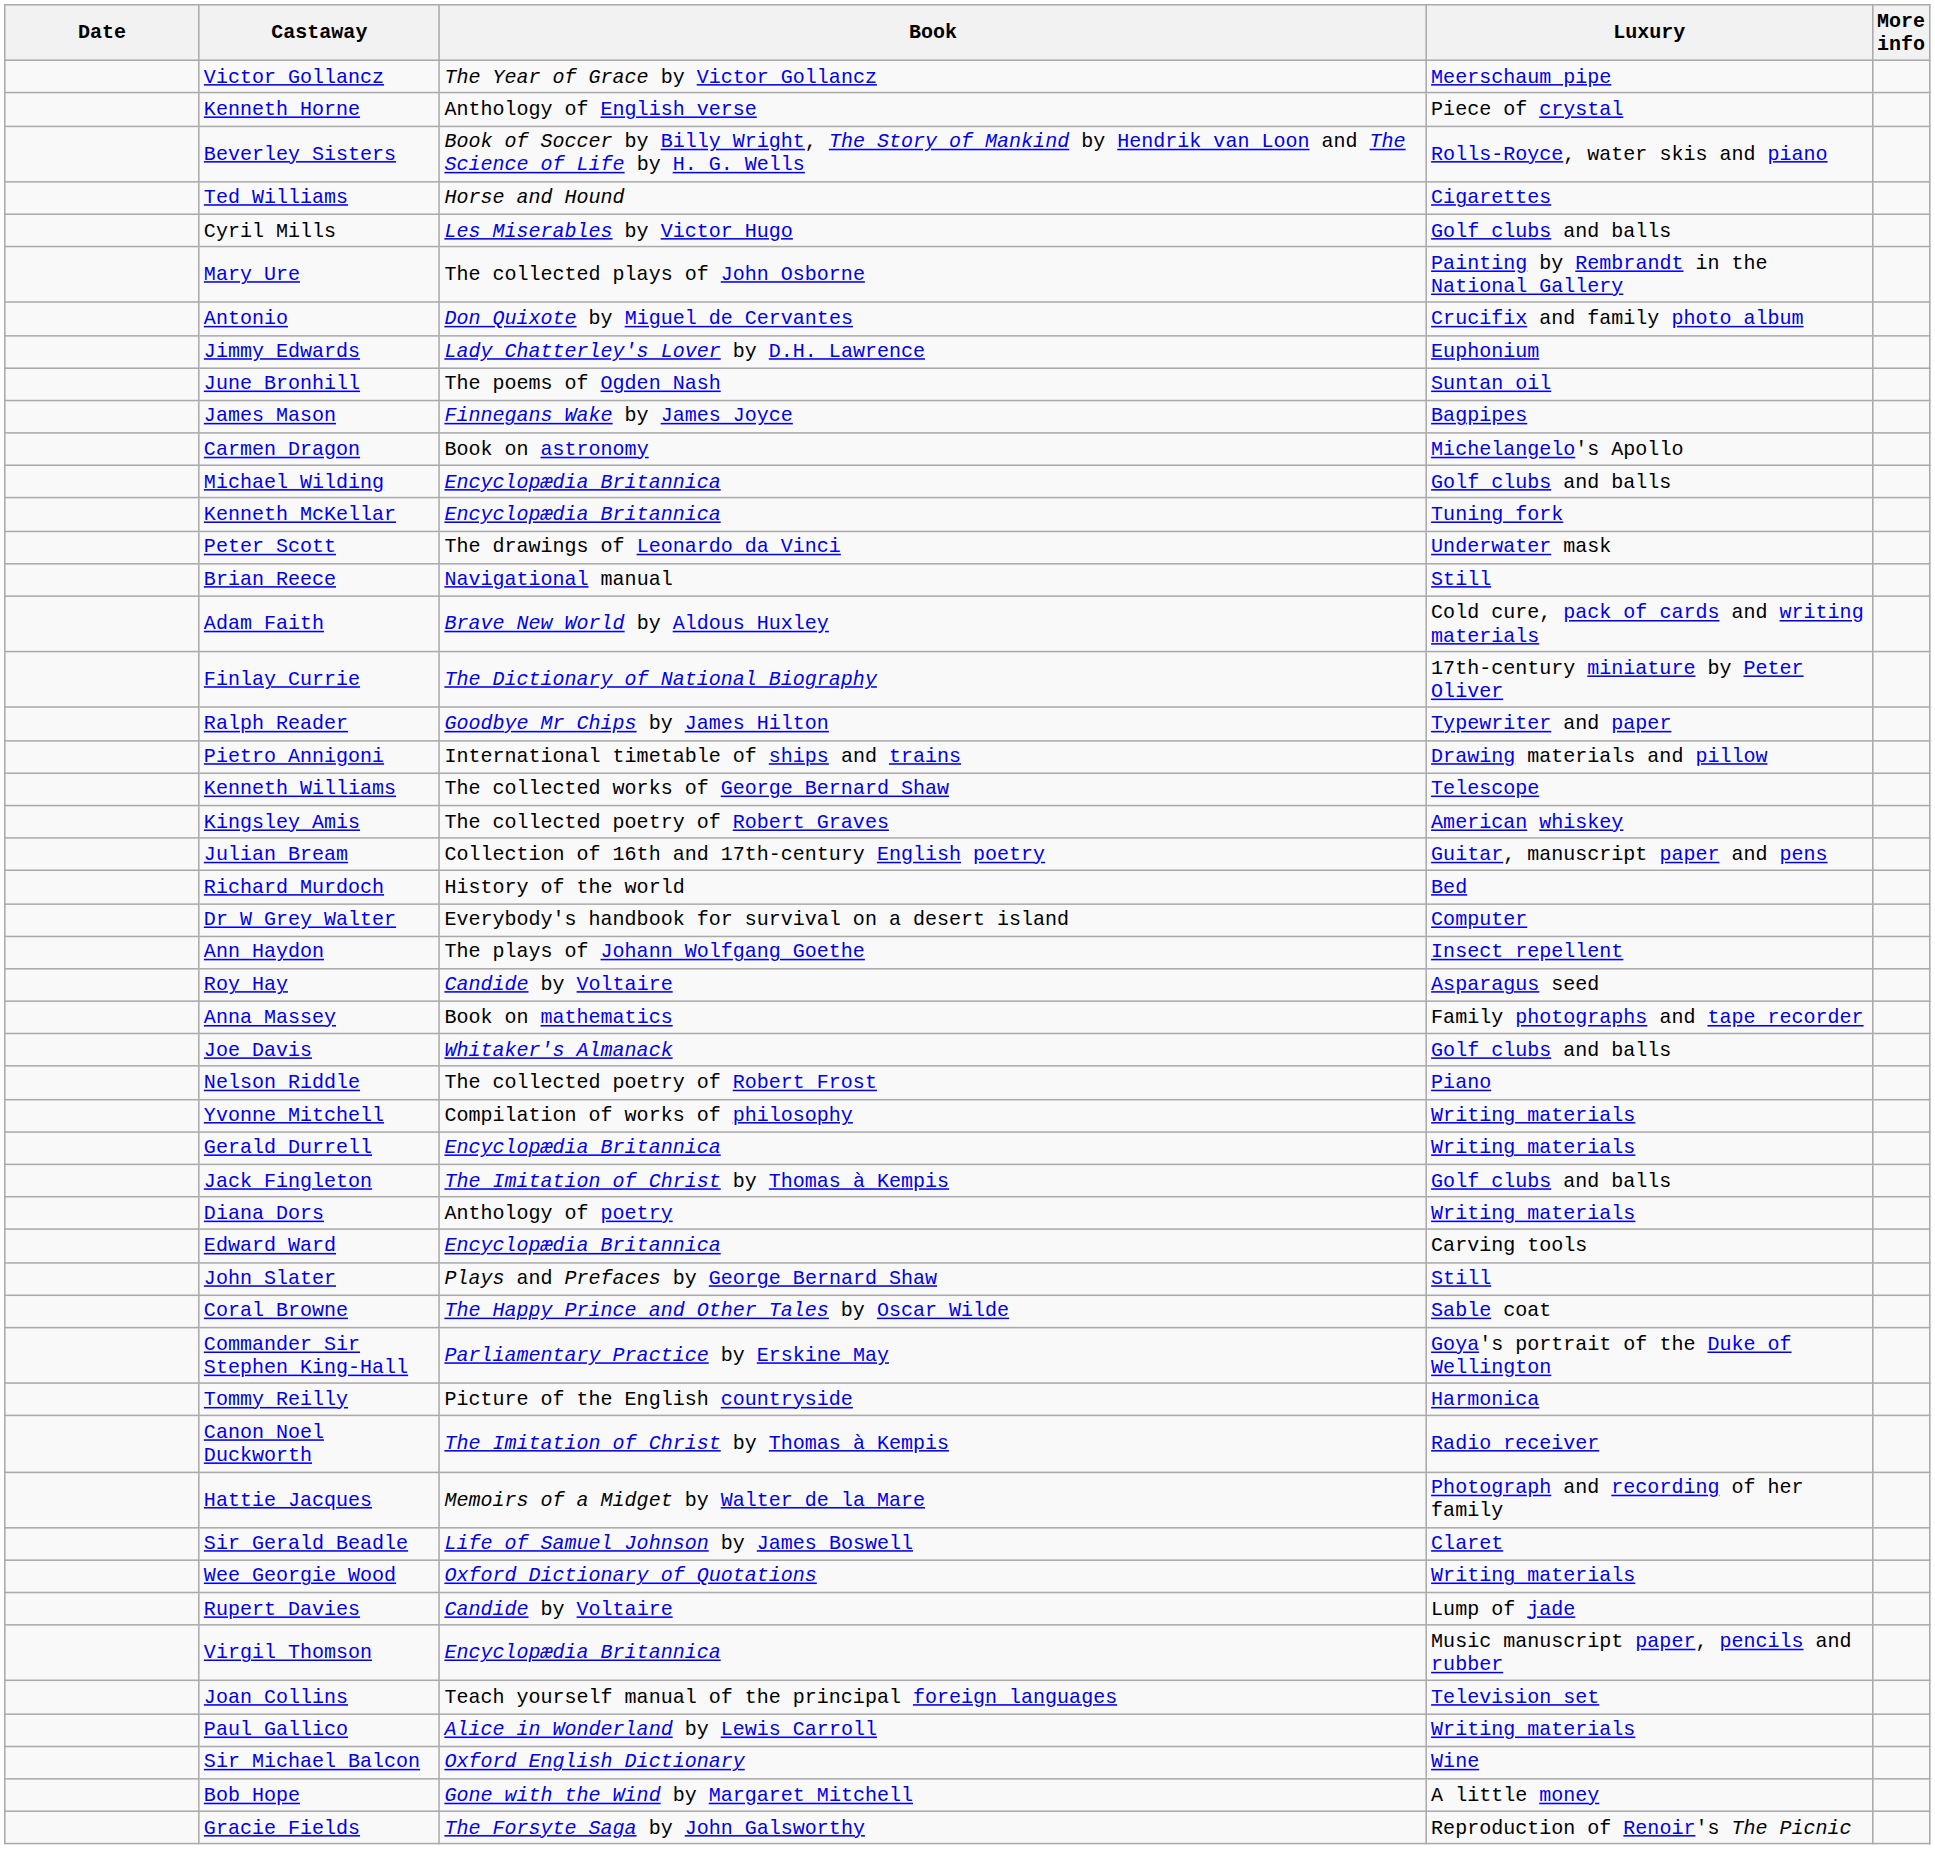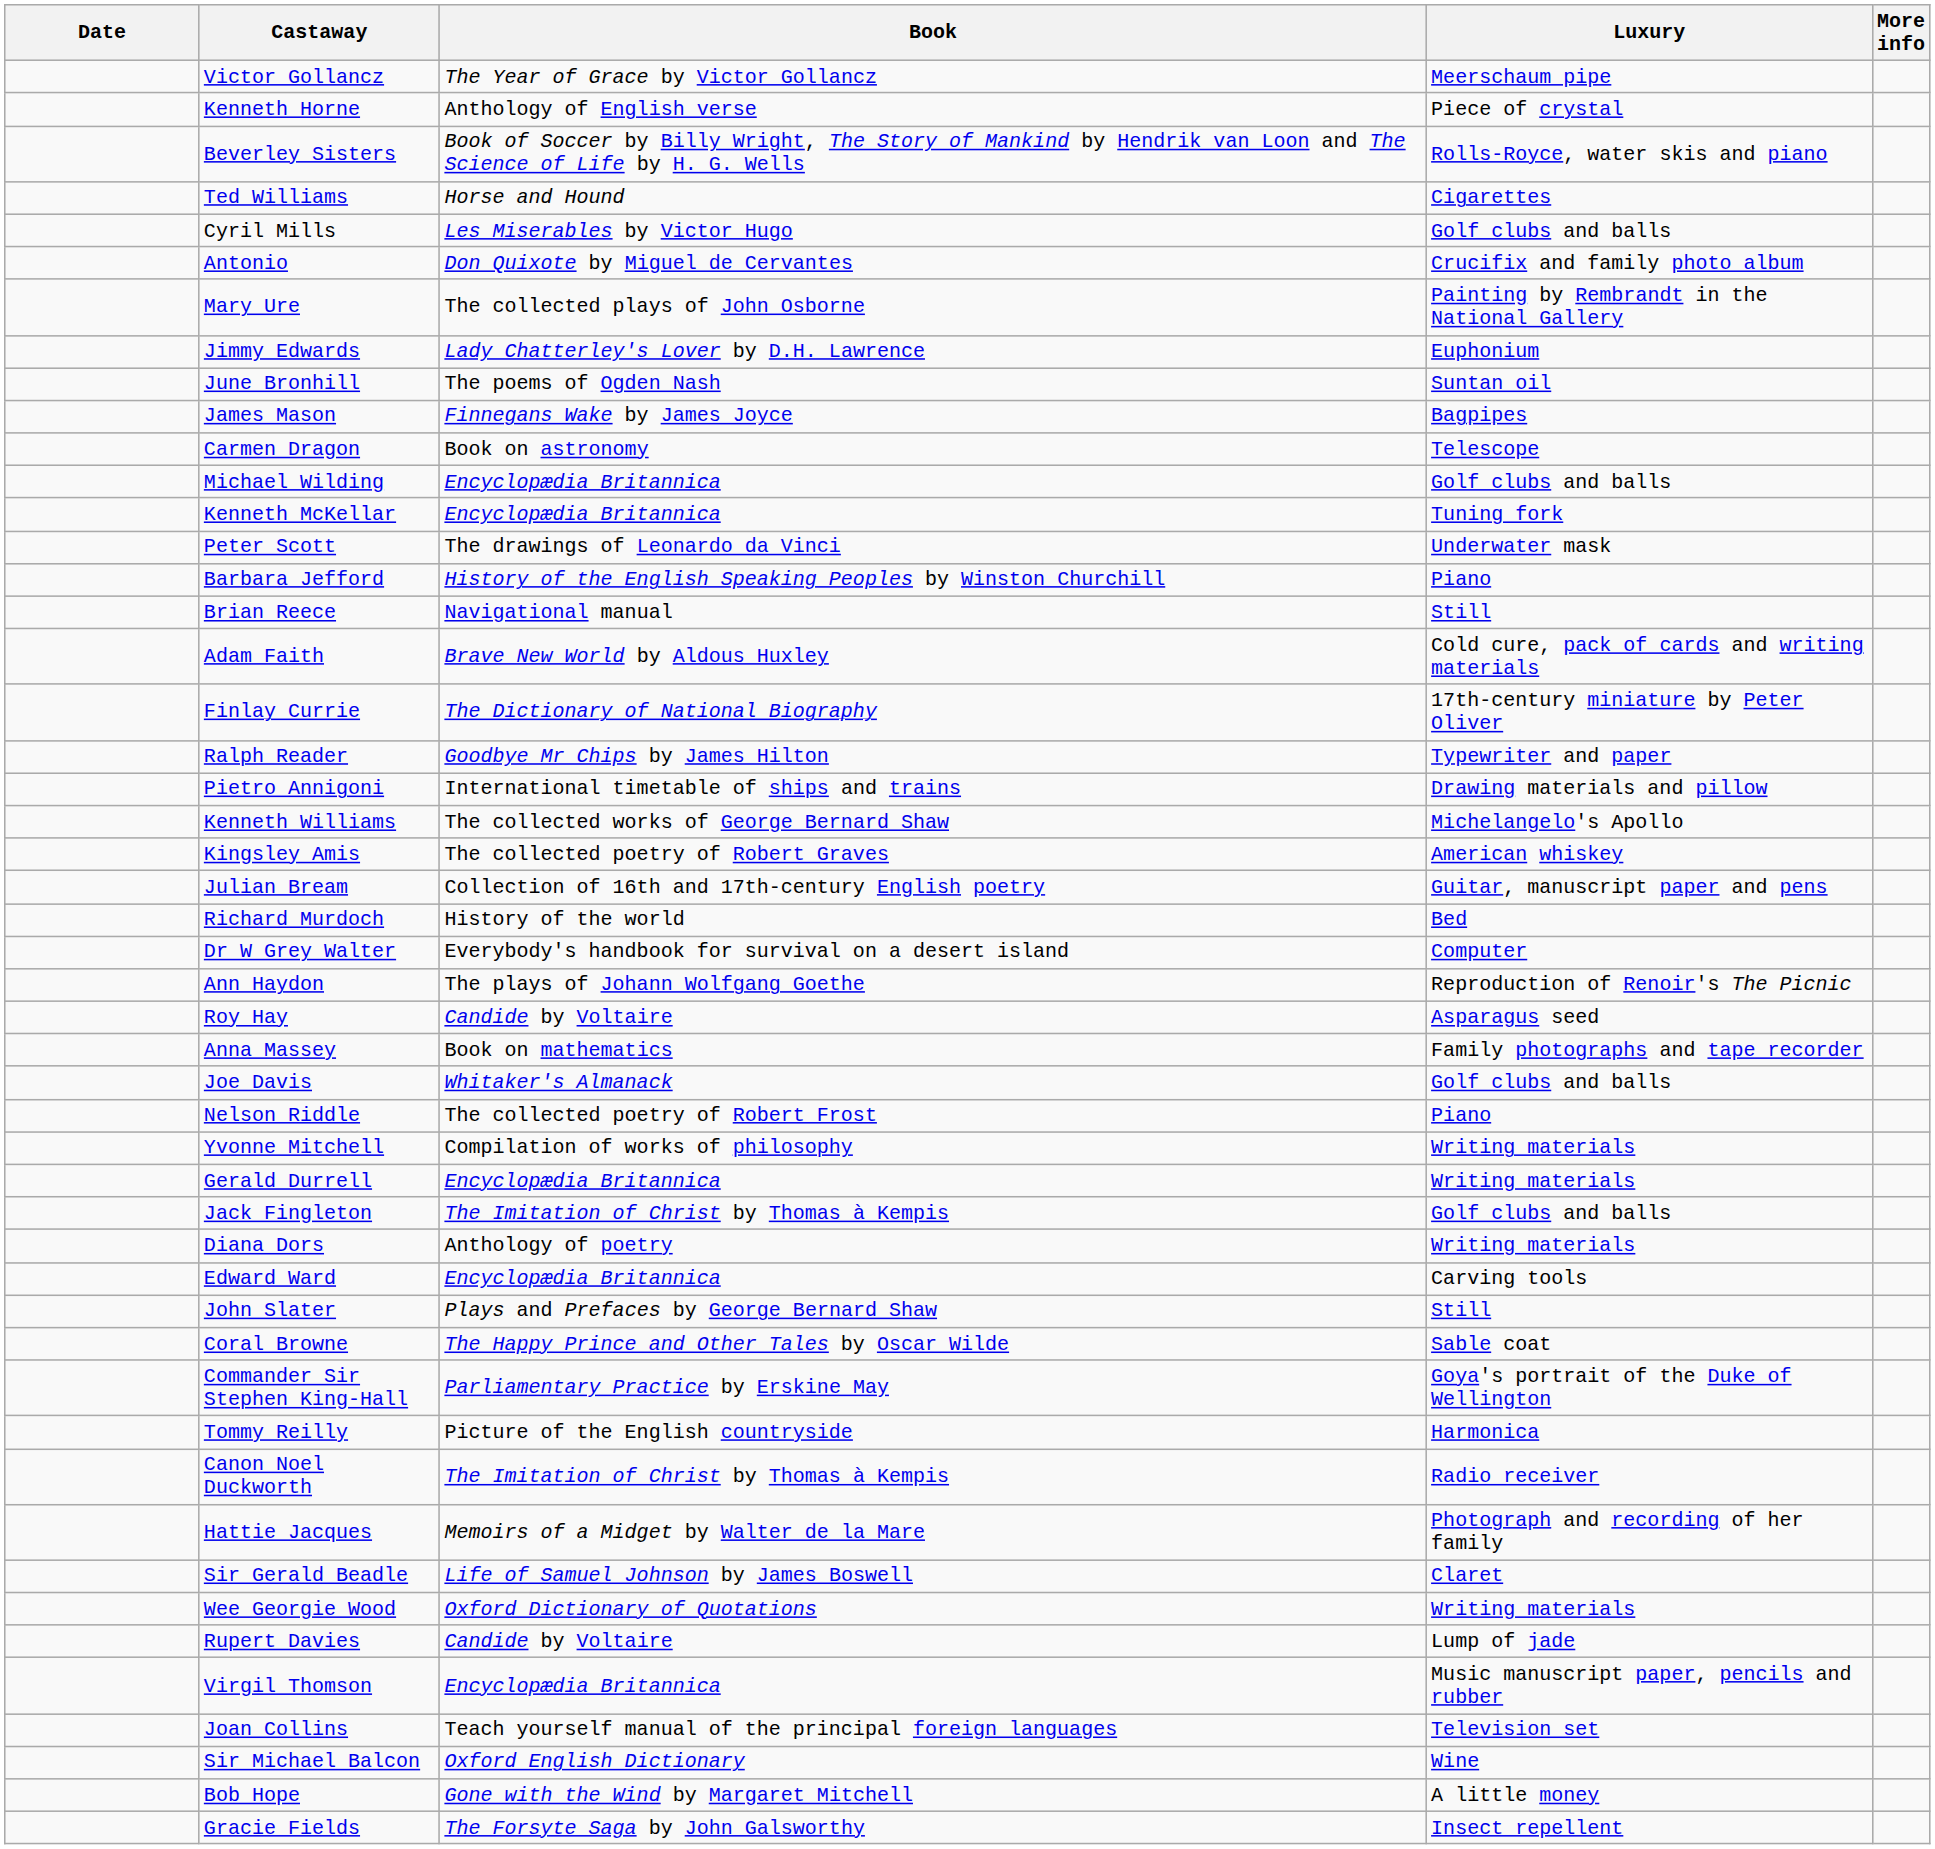rows swapped: (252, 275) <-> (246, 319)
(1557, 449) Michelangelo's Apollo -> (1485, 449) Telescope
+ row: (294, 580)
(1485, 789) Telescope -> (1557, 822) Michelangelo's Apollo
(1527, 952) Insect repellent -> (1641, 985) Reproduction of Renoir's The Picnic
- row: (276, 1730)
(1641, 1828) Reproduction of Renoir's The Picnic -> (1527, 1828) Insect repellent
